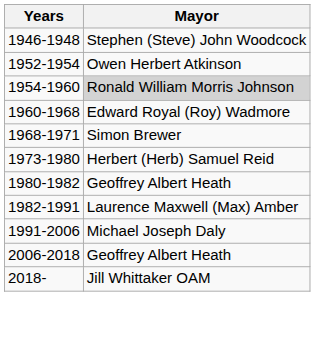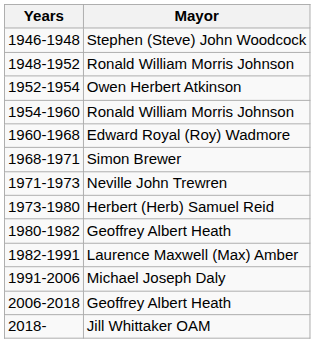+ row: (44, 64)
(190, 87) lightgrey background -> (190, 111) no background
+ row: (44, 183)
